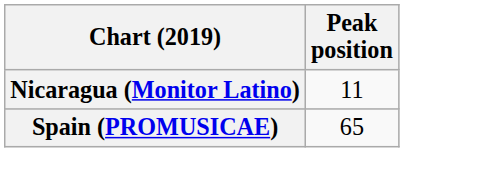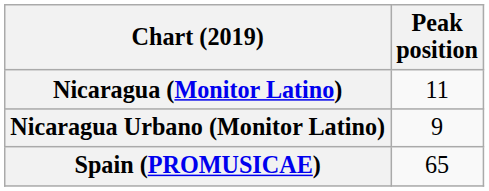+ row: (198, 127)
